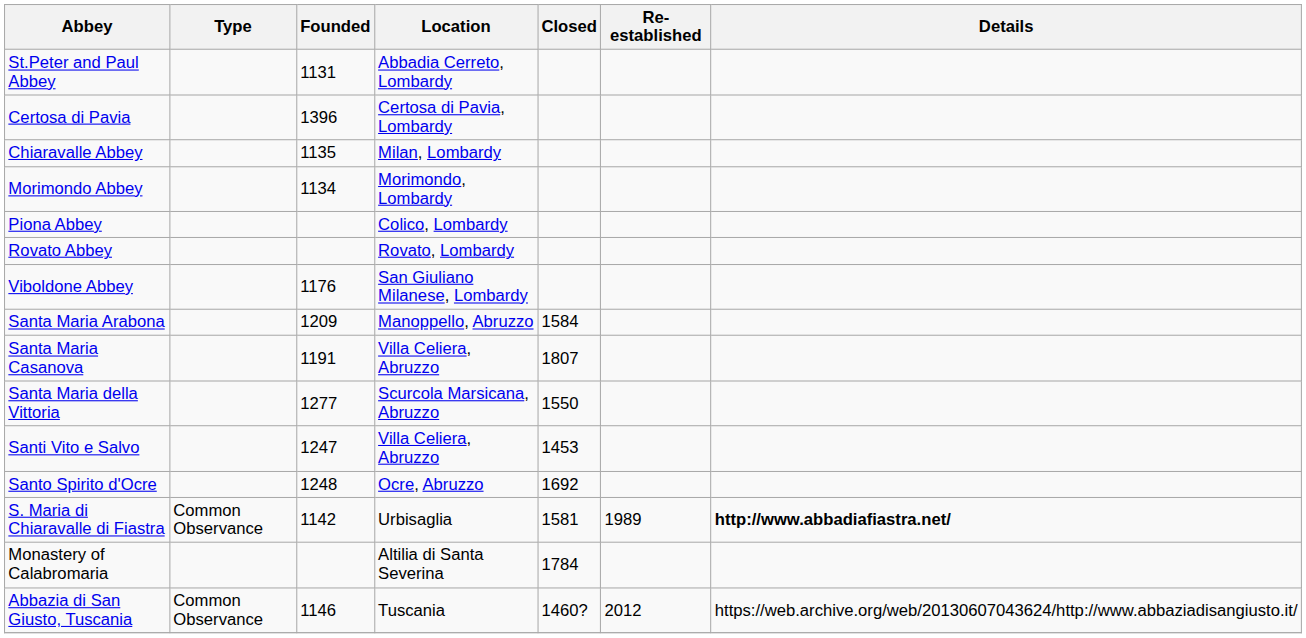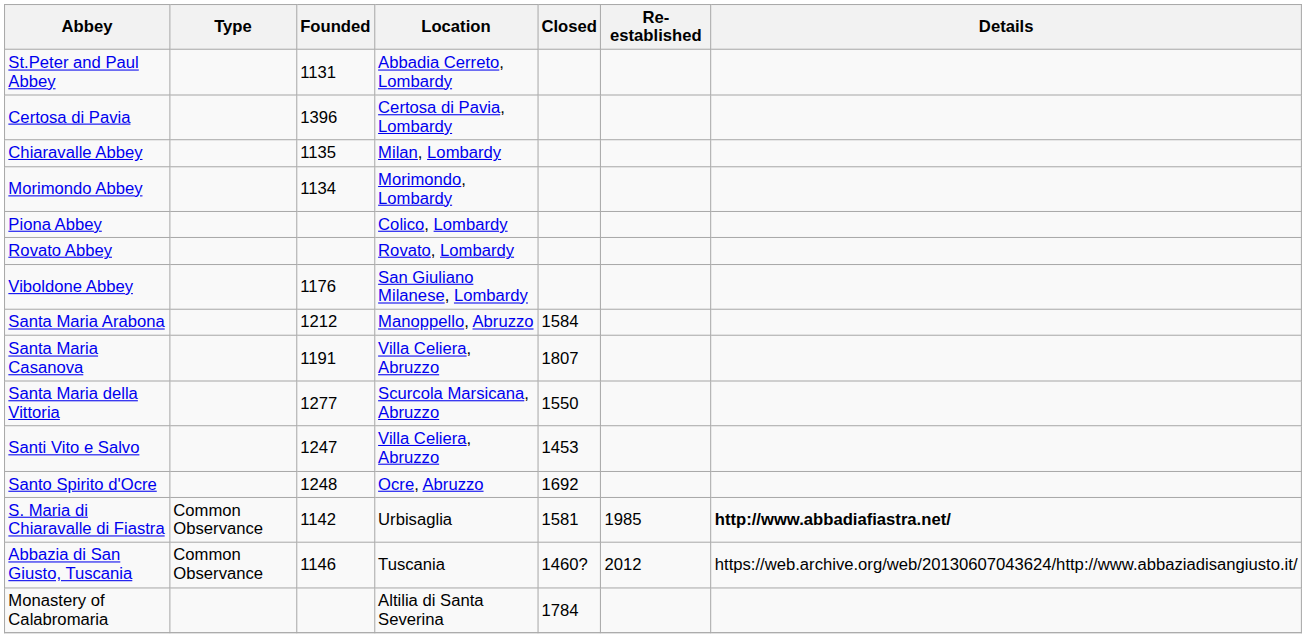(319, 322) 1209 -> (319, 322) 1212
(623, 519) 1989 -> (623, 519) 1985
rows swapped: (58, 564) <-> (70, 610)
